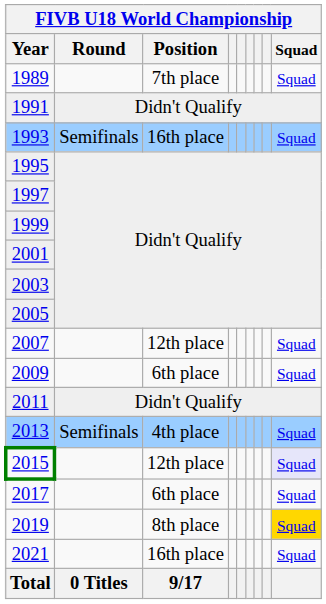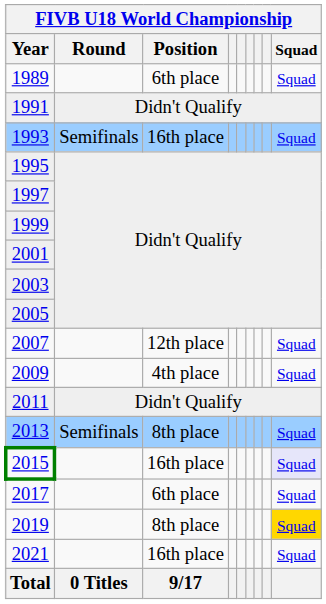(185, 78) 7th place -> (185, 78) 6th place
(185, 372) 6th place -> (185, 372) 4th place
(185, 431) 4th place -> (185, 431) 8th place
(185, 463) 12th place -> (185, 463) 16th place
